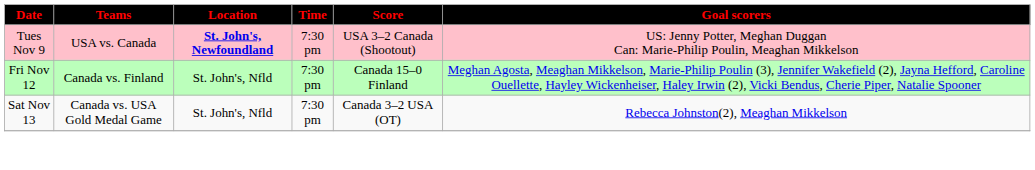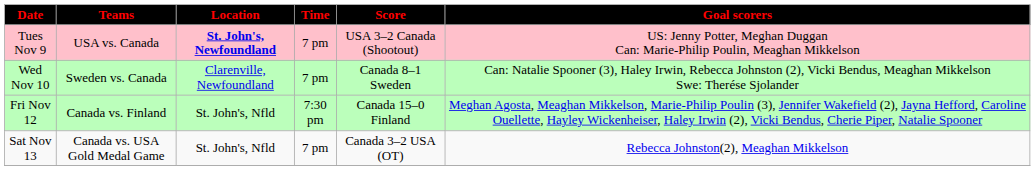(313, 42) 7:30 pm -> (315, 42) 7 pm
+ row: (30, 77)
(313, 112) 7:30 pm -> (315, 148) 7 pm
